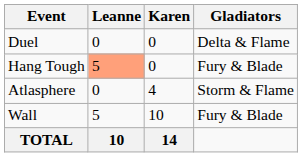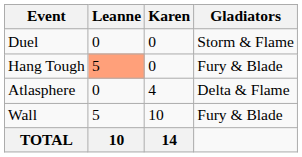(243, 41) Delta & Flame -> (246, 41) Storm & Flame
(246, 90) Storm & Flame -> (243, 90) Delta & Flame
